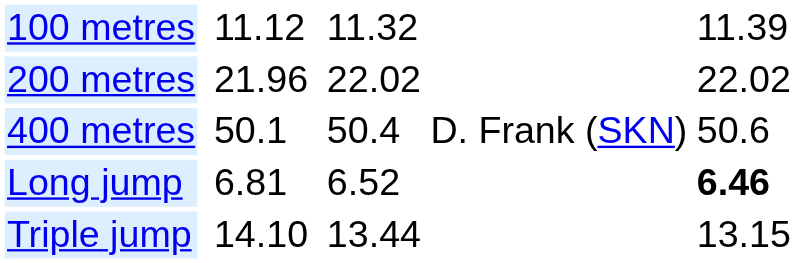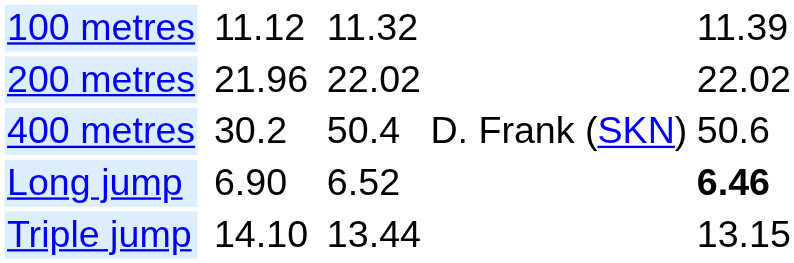(251, 130) 50.1 -> (251, 130) 30.2
(251, 182) 6.81 -> (251, 182) 6.90
